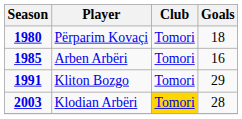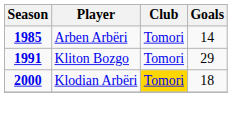- row: (101, 37)
(218, 59) 16 -> (207, 37) 14
(28, 102) 2003 -> (28, 80) 2000
(218, 102) 28 -> (207, 80) 18
